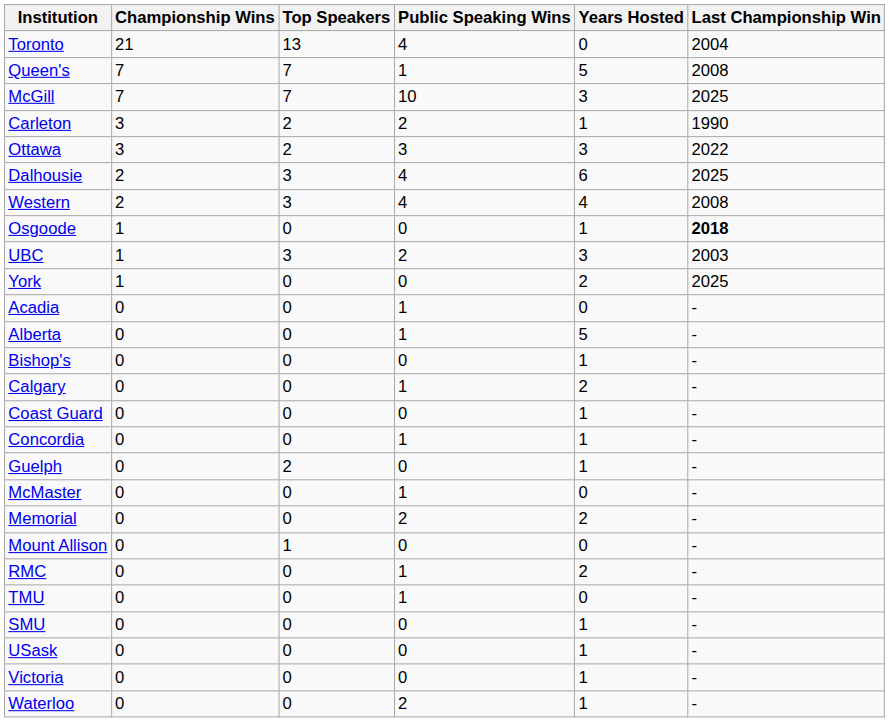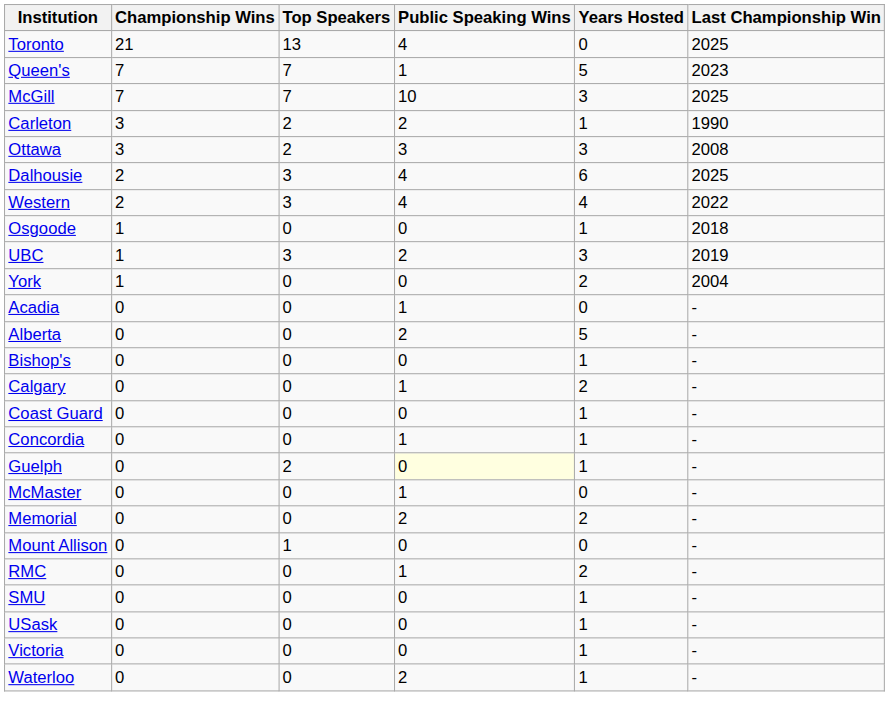(710, 44) 2004 -> (710, 44) 2025
(710, 70) 2008 -> (710, 70) 2023
(710, 149) 2022 -> (710, 149) 2008
(710, 202) 2008 -> (710, 202) 2022
(710, 228) bold -> (710, 228) normal
(710, 255) 2003 -> (710, 255) 2019
(710, 281) 2025 -> (710, 281) 2004
(403, 334) 1 -> (403, 334) 2
(403, 466) no background -> (403, 466) lightyellow background
- row: (26, 598)
